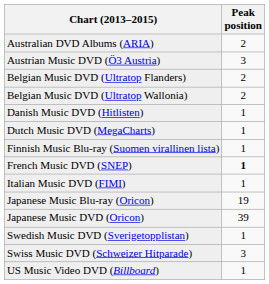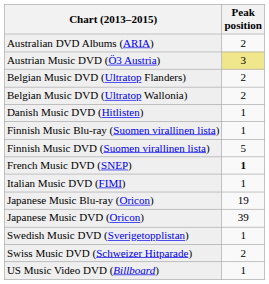(243, 60) no background -> (243, 60) khaki background
- row: (81, 130)
+ row: (108, 148)
(243, 253) 3 -> (243, 253) 2
